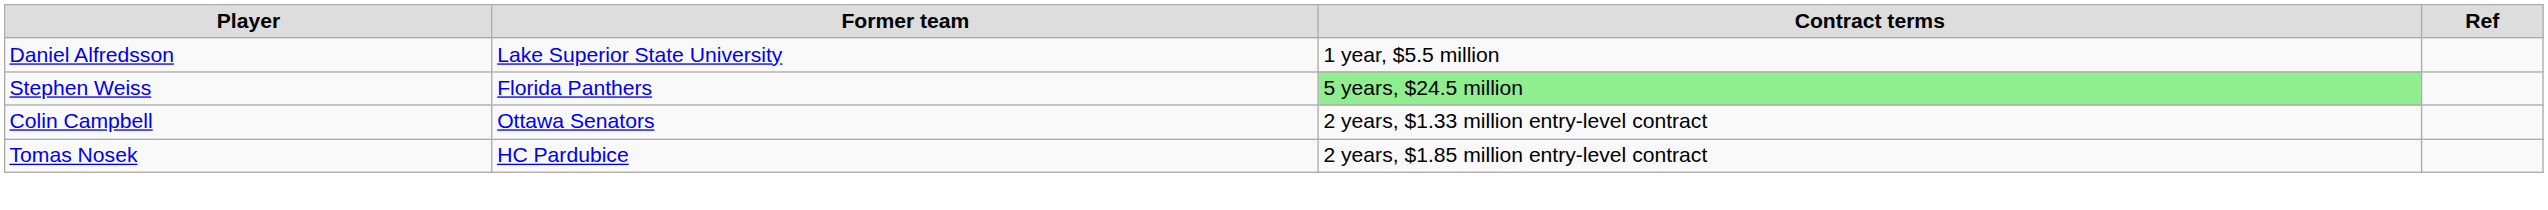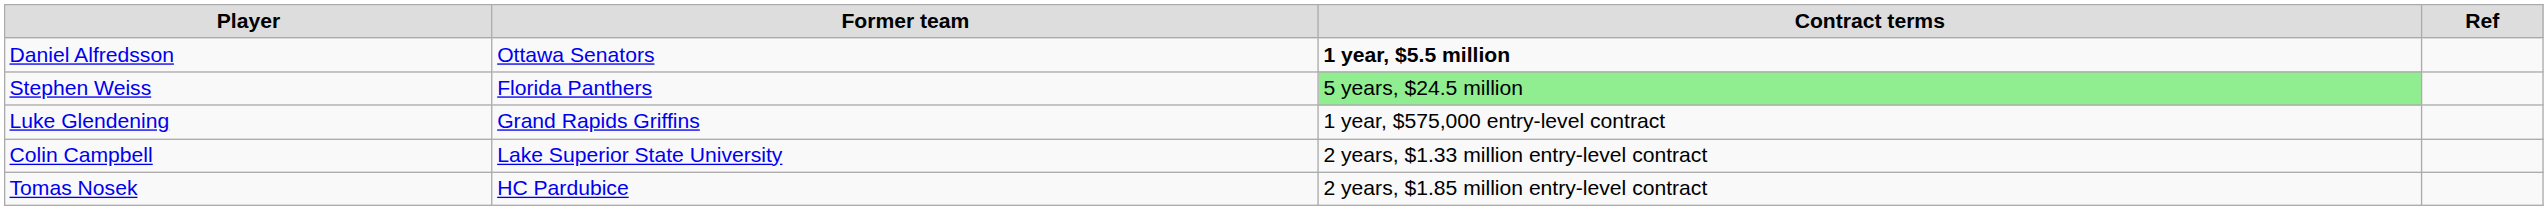(640, 54) Lake Superior State University -> (576, 54) Ottawa Senators
(1411, 54) normal -> (1417, 54) bold
+ row: (89, 121)
(576, 121) Ottawa Senators -> (640, 155) Lake Superior State University
